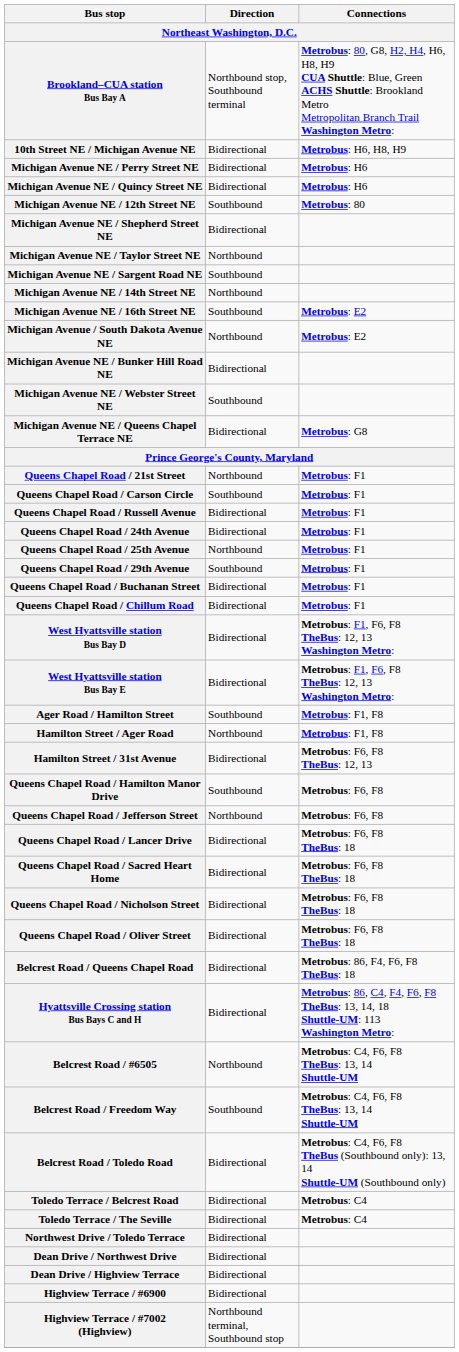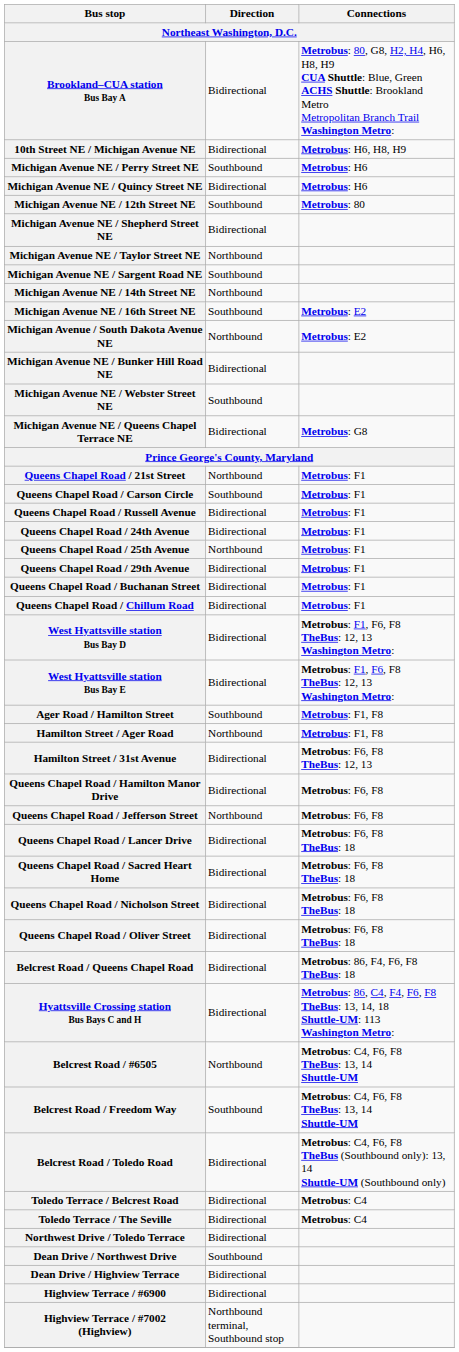(247, 91) Northbound stop, Southbound terminal -> (237, 91) Bidirectional
(237, 168) Bidirectional -> (235, 168) Southbound
(235, 568) Southbound -> (237, 568) Bidirectional
(235, 790) Southbound -> (237, 790) Bidirectional
(237, 1256) Bidirectional -> (235, 1256) Southbound
